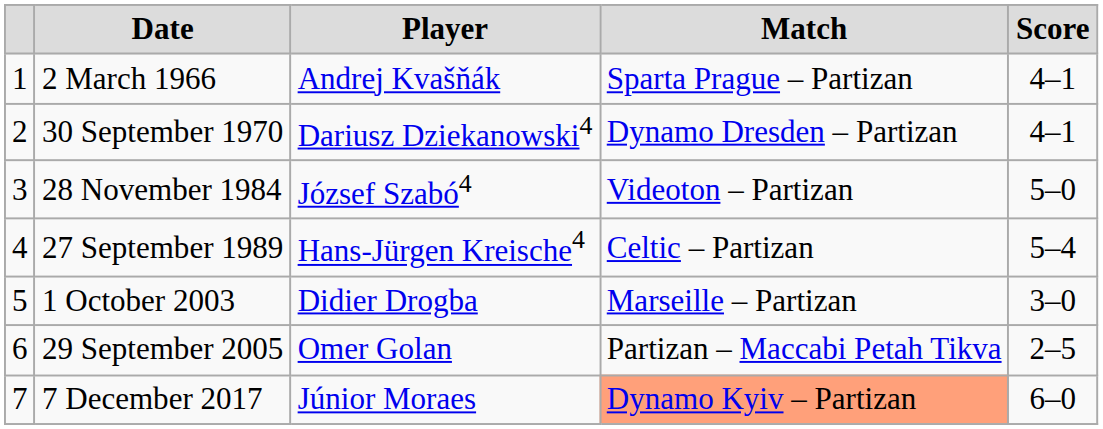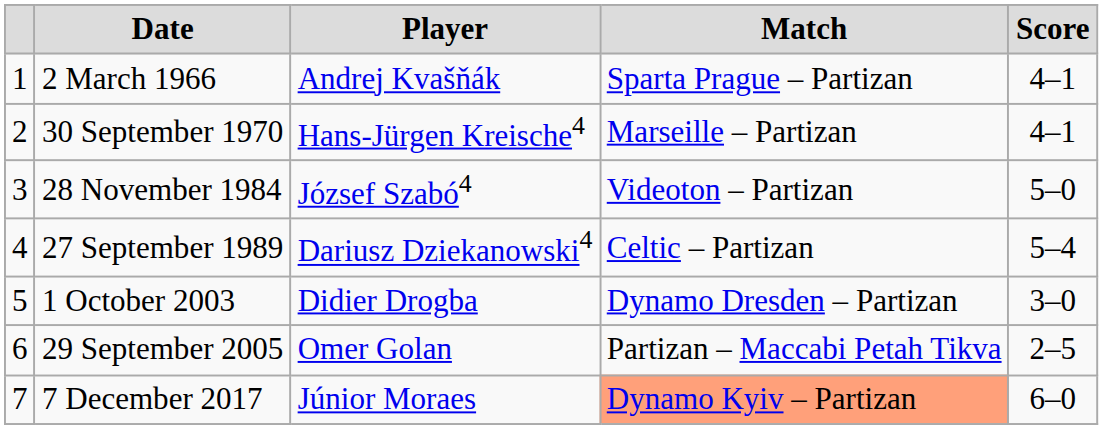(445, 131) Dariusz Dziekanowski4 -> (441, 131) Hans-Jürgen Kreische4
(782, 131) Dynamo Dresden – Partizan -> (732, 131) Marseille – Partizan
(441, 247) Hans-Jürgen Kreische4 -> (445, 247) Dariusz Dziekanowski4
(732, 300) Marseille – Partizan -> (782, 300) Dynamo Dresden – Partizan
